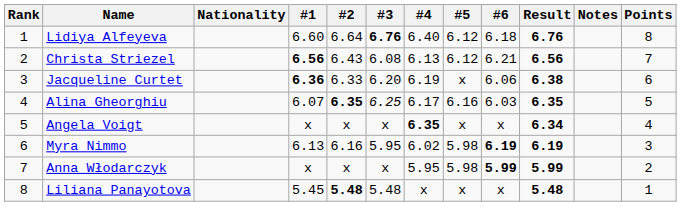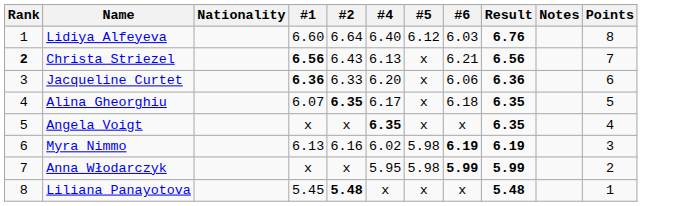- column: (385, 15)
(501, 37) 6.18 -> (462, 37) 6.03
(24, 59) normal -> (24, 59) bold
(462, 59) 6.12 -> (424, 59) x
(424, 81) 6.19 -> (385, 81) 6.20
(547, 81) 6.38 -> (509, 81) 6.36
(462, 103) 6.16 -> (424, 103) x
(501, 103) 6.03 -> (462, 103) 6.18
(547, 125) 6.34 -> (509, 125) 6.35
